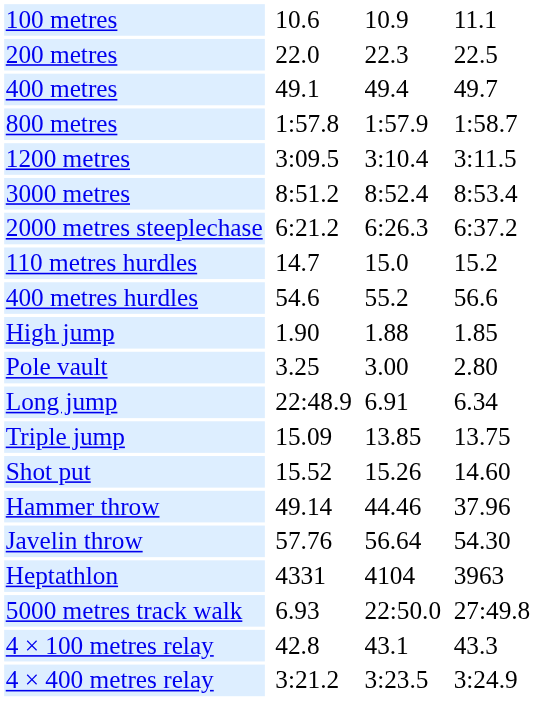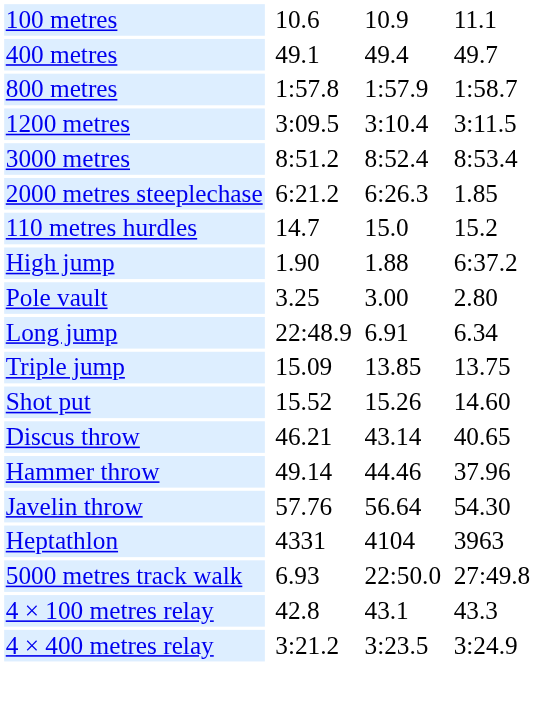- row: (62, 54)
(486, 228) 6:37.2 -> (476, 193) 1.85
- row: (102, 297)
(476, 332) 1.85 -> (486, 262) 6:37.2
+ row: (73, 436)
